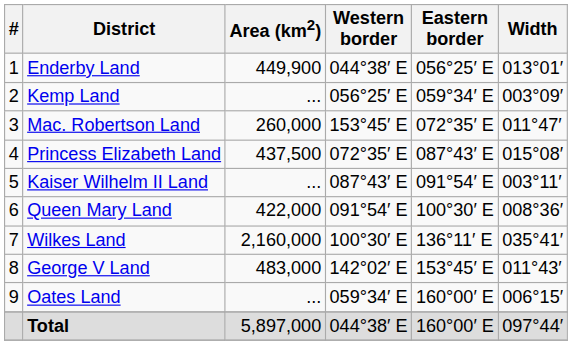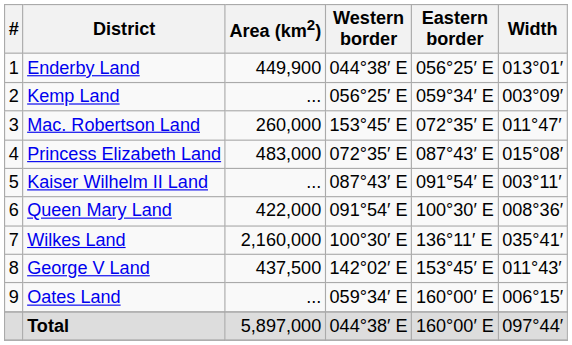(289, 153) 437,500 -> (289, 153) 483,000
(289, 268) 483,000 -> (289, 268) 437,500
